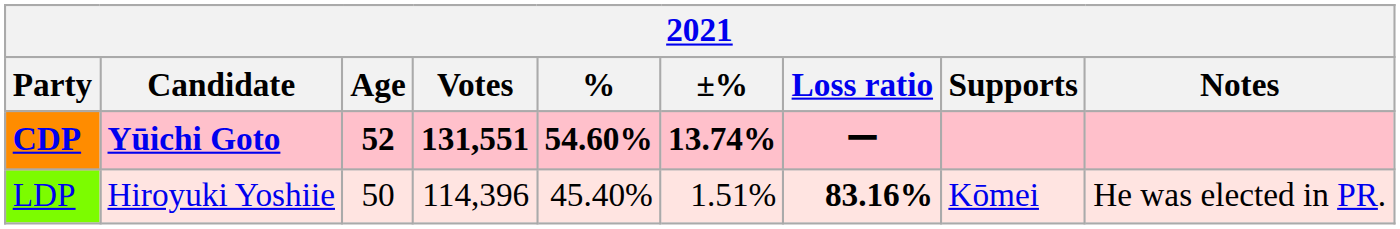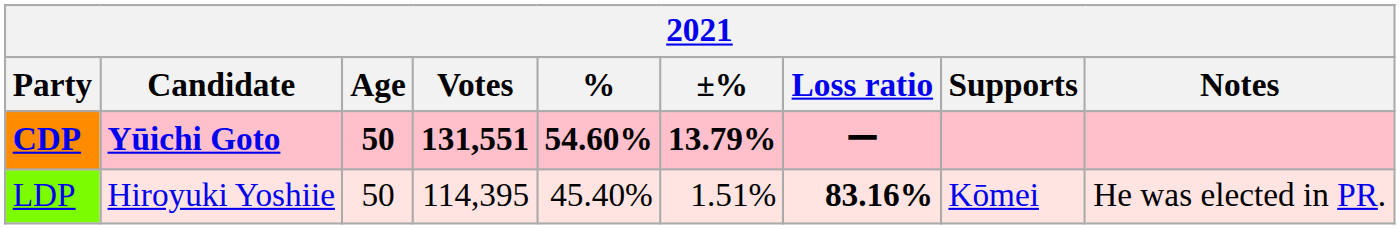(378, 139) 52 -> (378, 139) 50
(722, 139) 13.74% -> (722, 139) 13.79%
(476, 195) 114,396 -> (476, 195) 114,395
